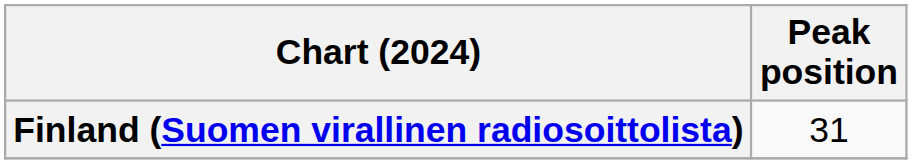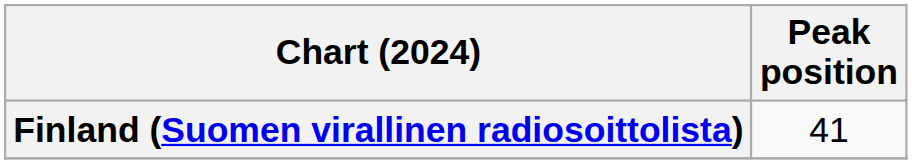(829, 128) 31 -> (829, 128) 41
